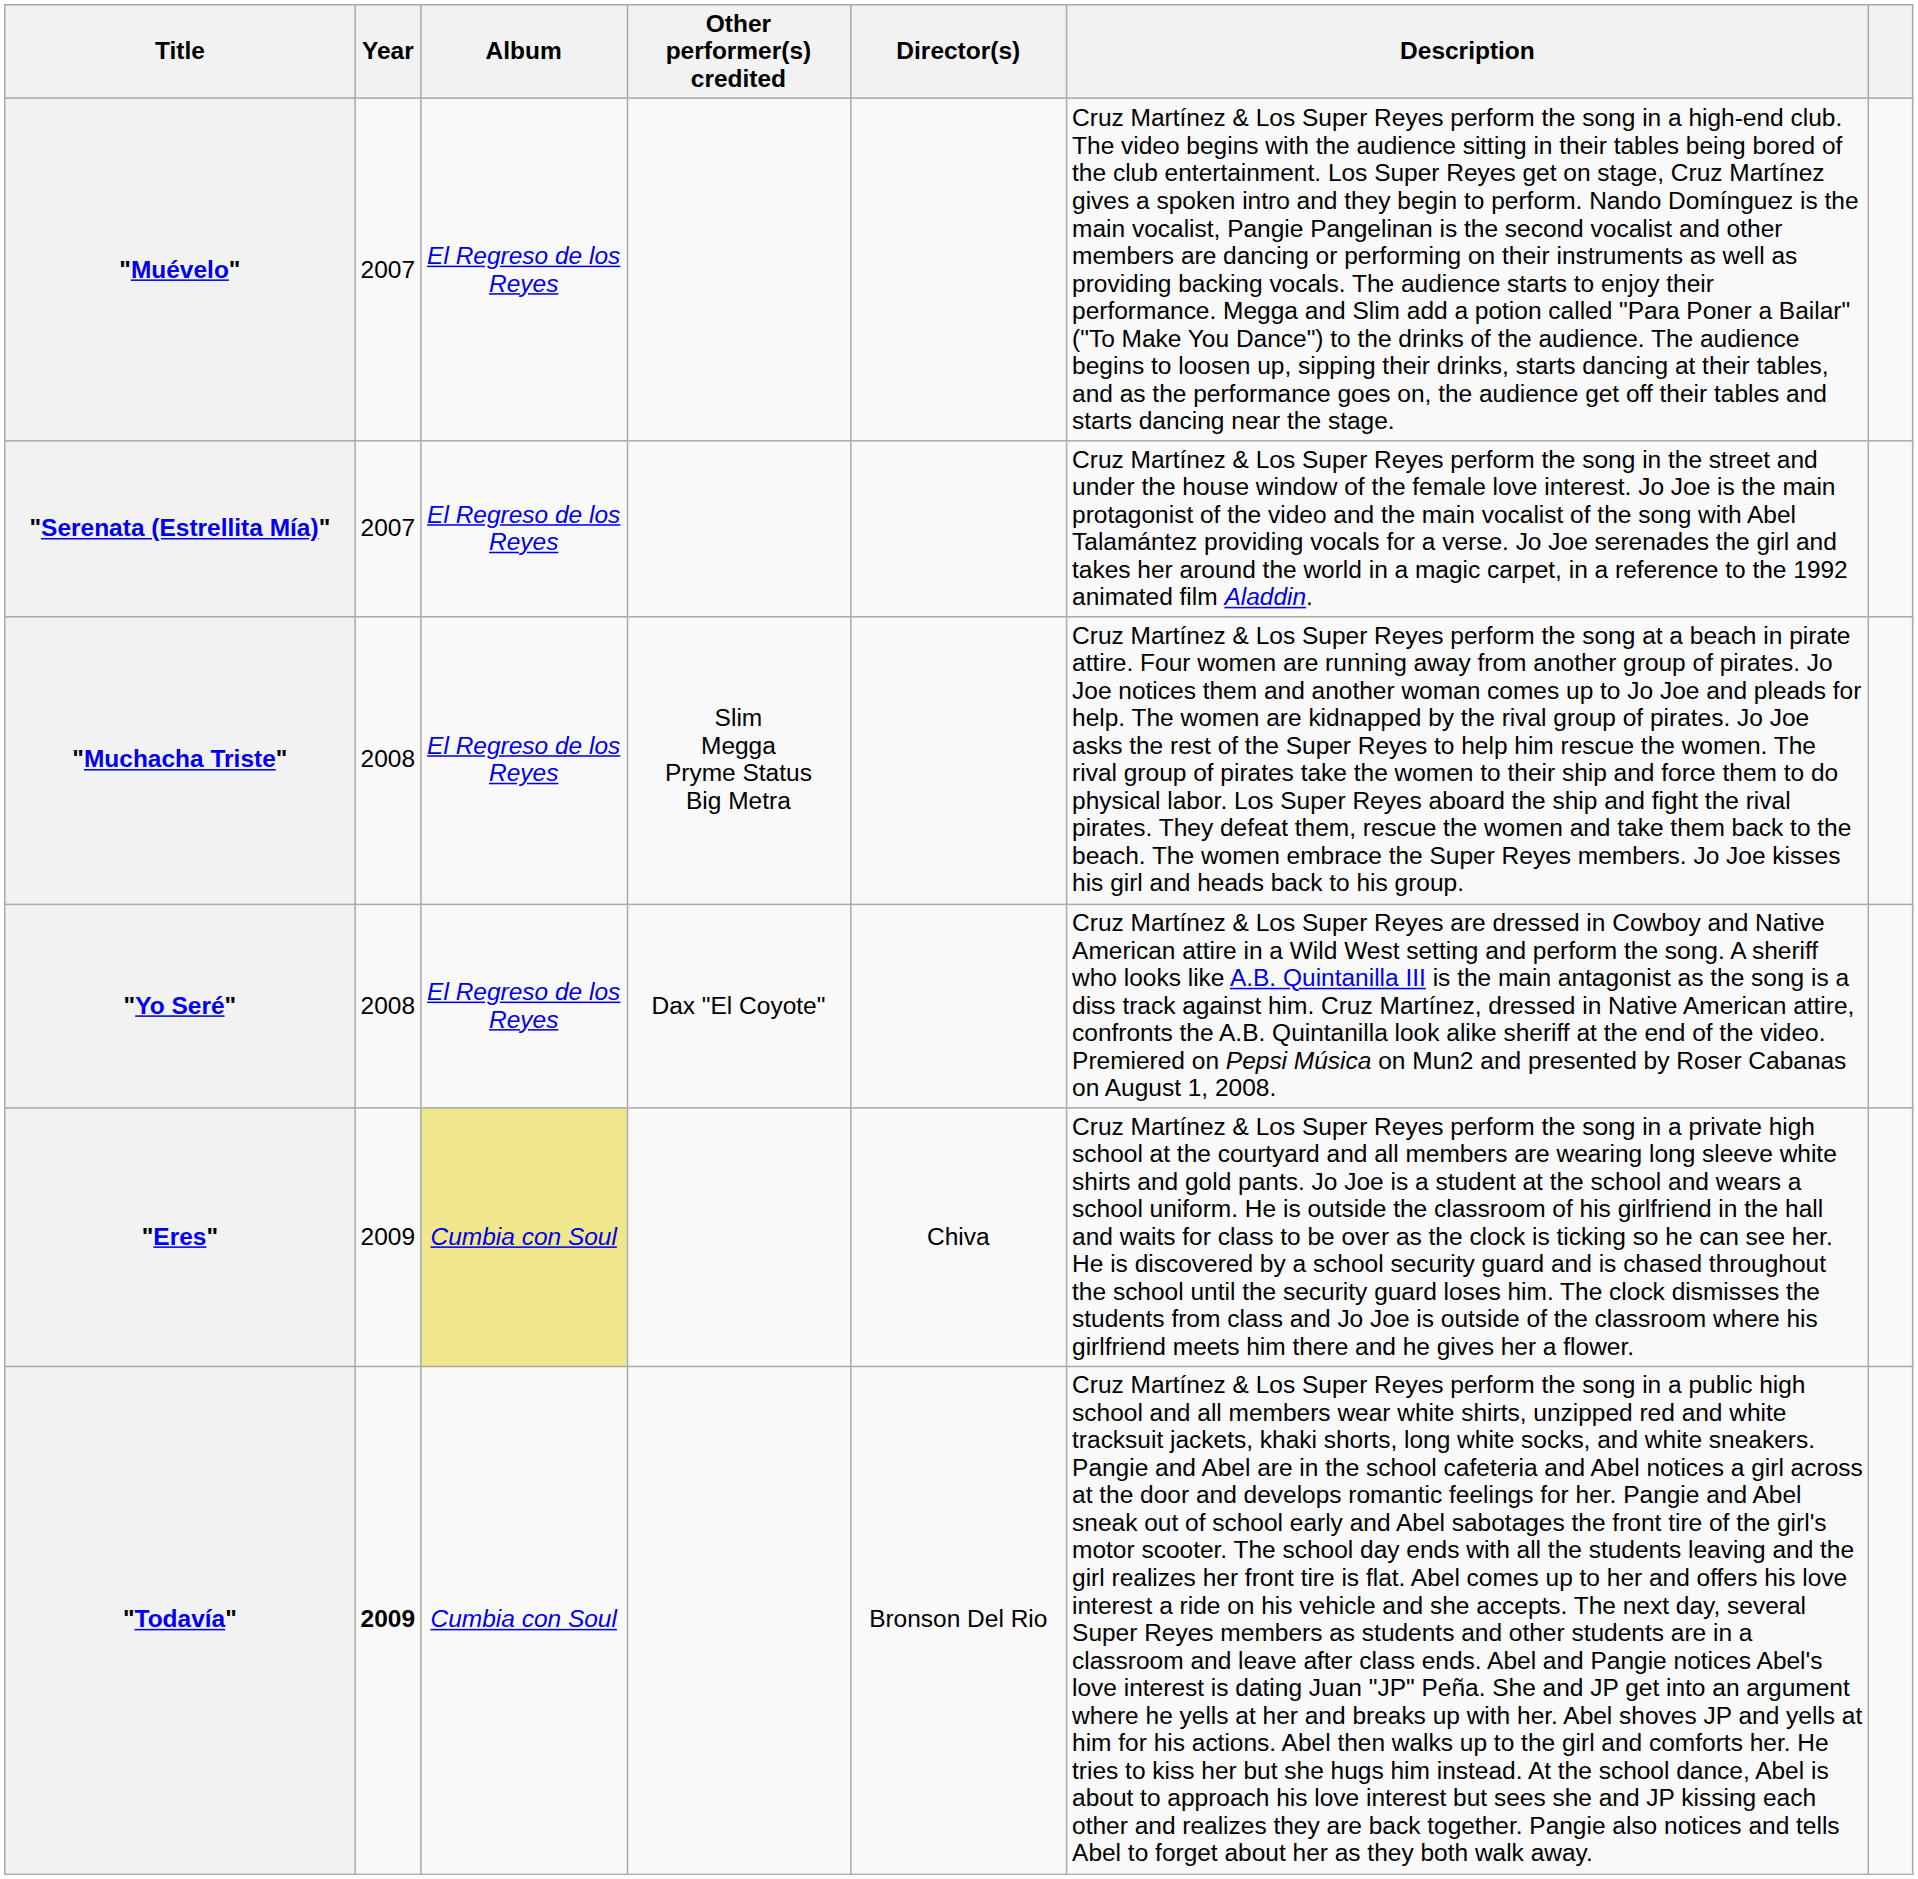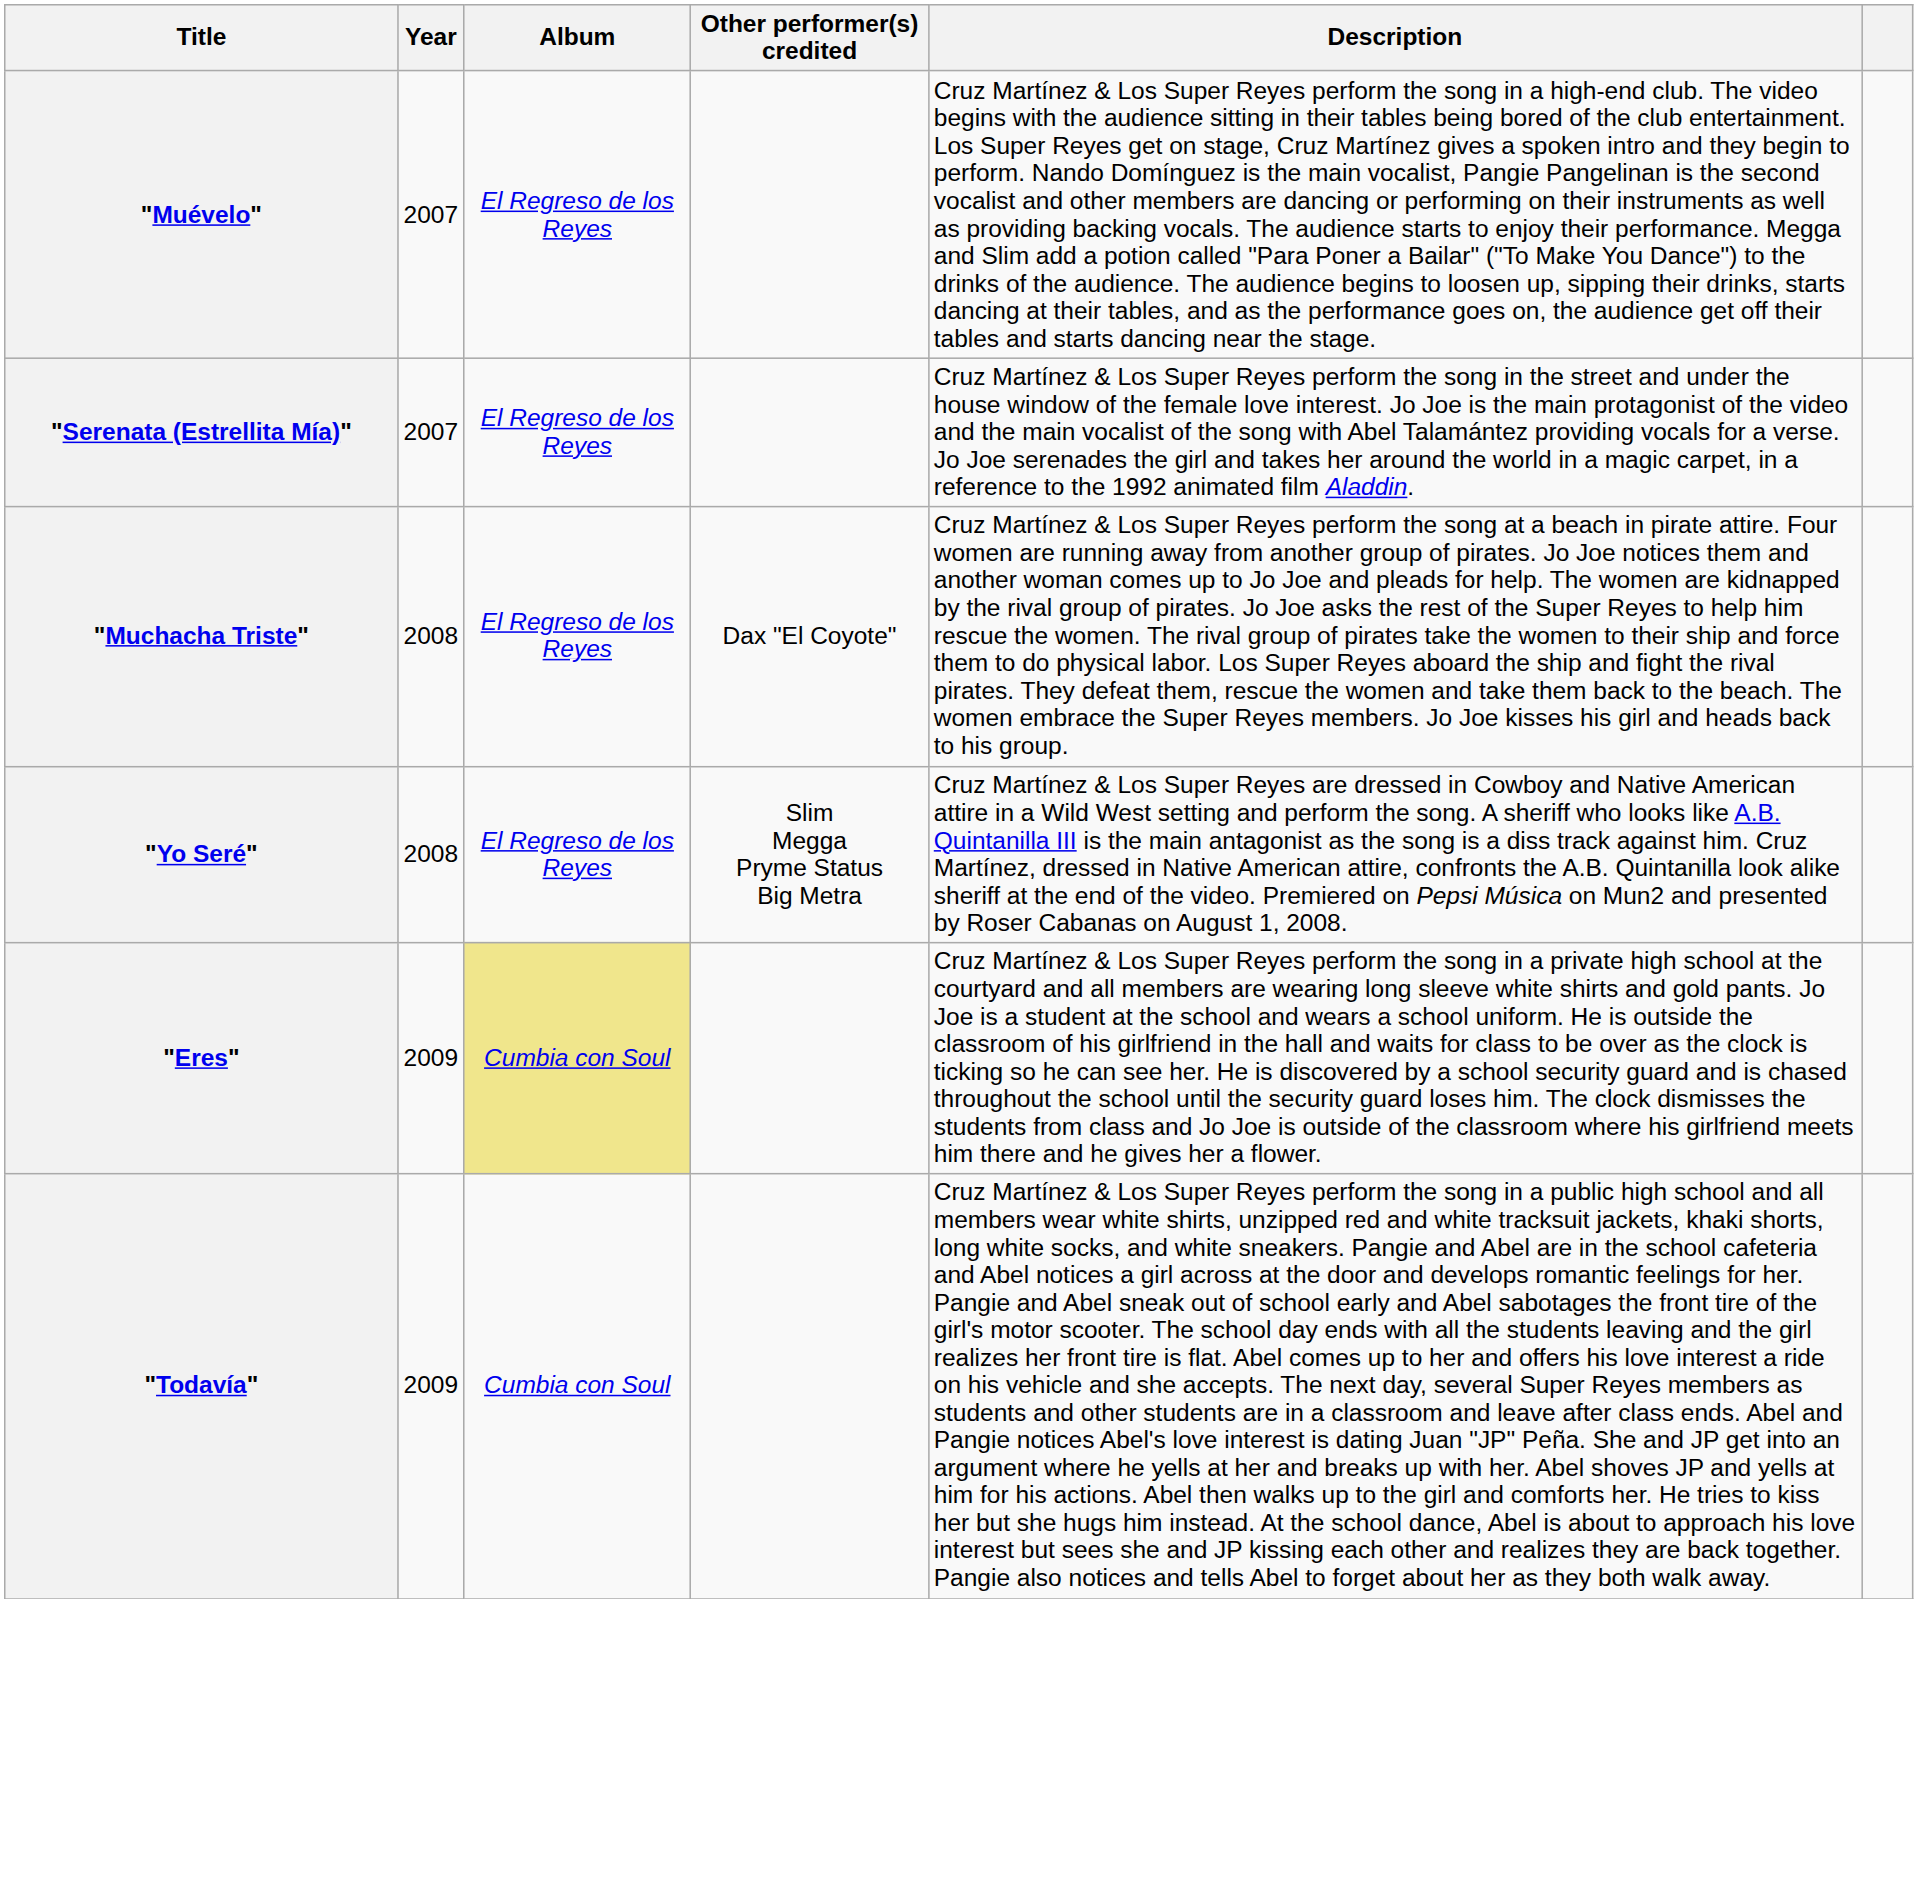- column: (958, 51)
(738, 760) Slim Megga Pryme Status Big Metra -> (810, 636) Dax "El Coyote"
(738, 1005) Dax "El Coyote" -> (810, 853) Slim Megga Pryme Status Big Metra
(388, 1620) bold -> (431, 1385) normal
